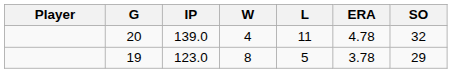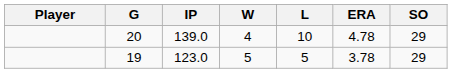(305, 36) 11 -> (305, 36) 10
(419, 36) 32 -> (419, 36) 29
(248, 57) 8 -> (248, 57) 5
